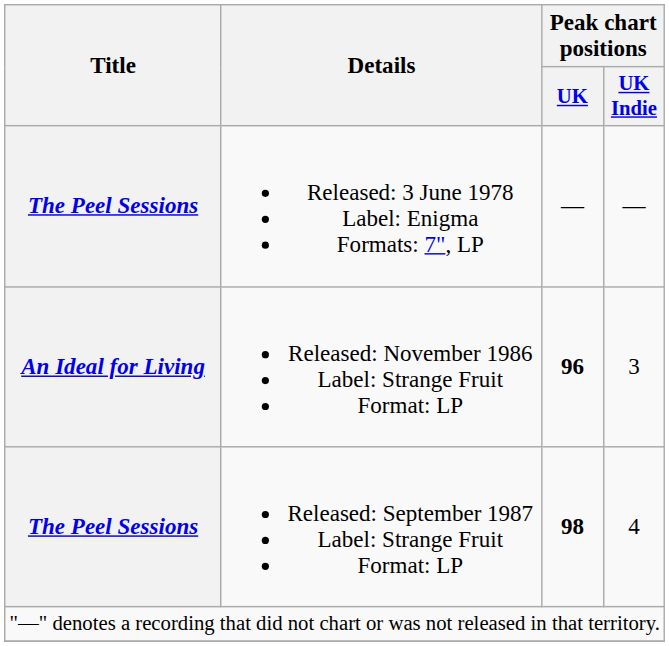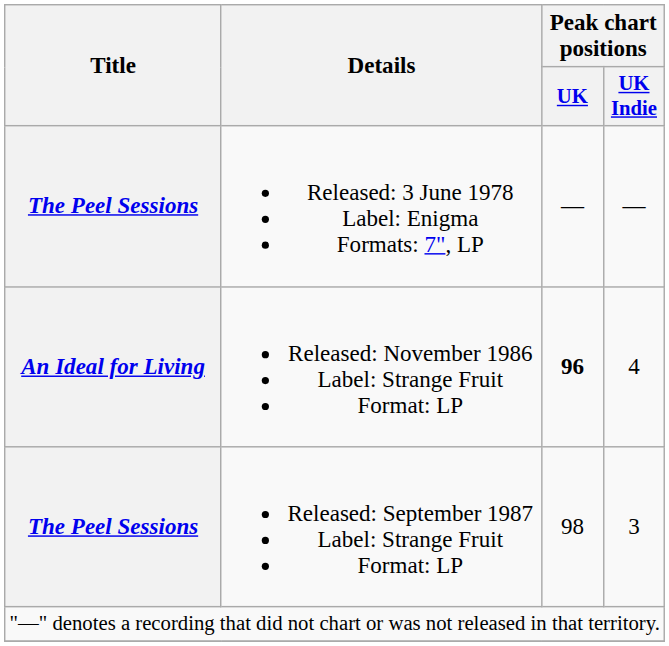(634, 366) 3 -> (634, 366) 4
(572, 526) bold -> (572, 526) normal
(634, 526) 4 -> (634, 526) 3
